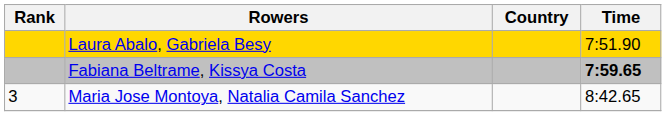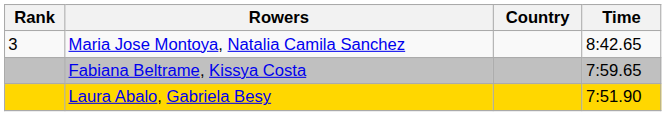rows swapped: (170, 44) <-> (237, 96)
(613, 70) bold -> (614, 70) normal
